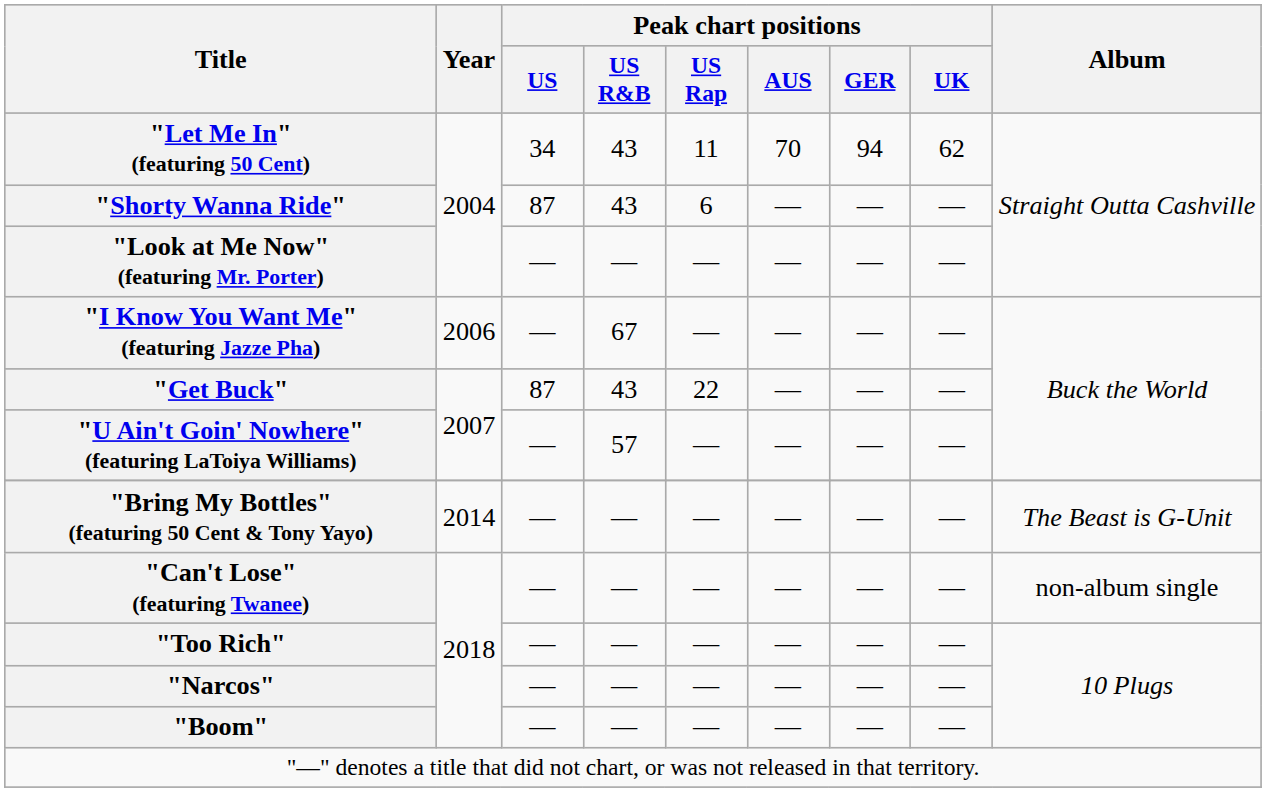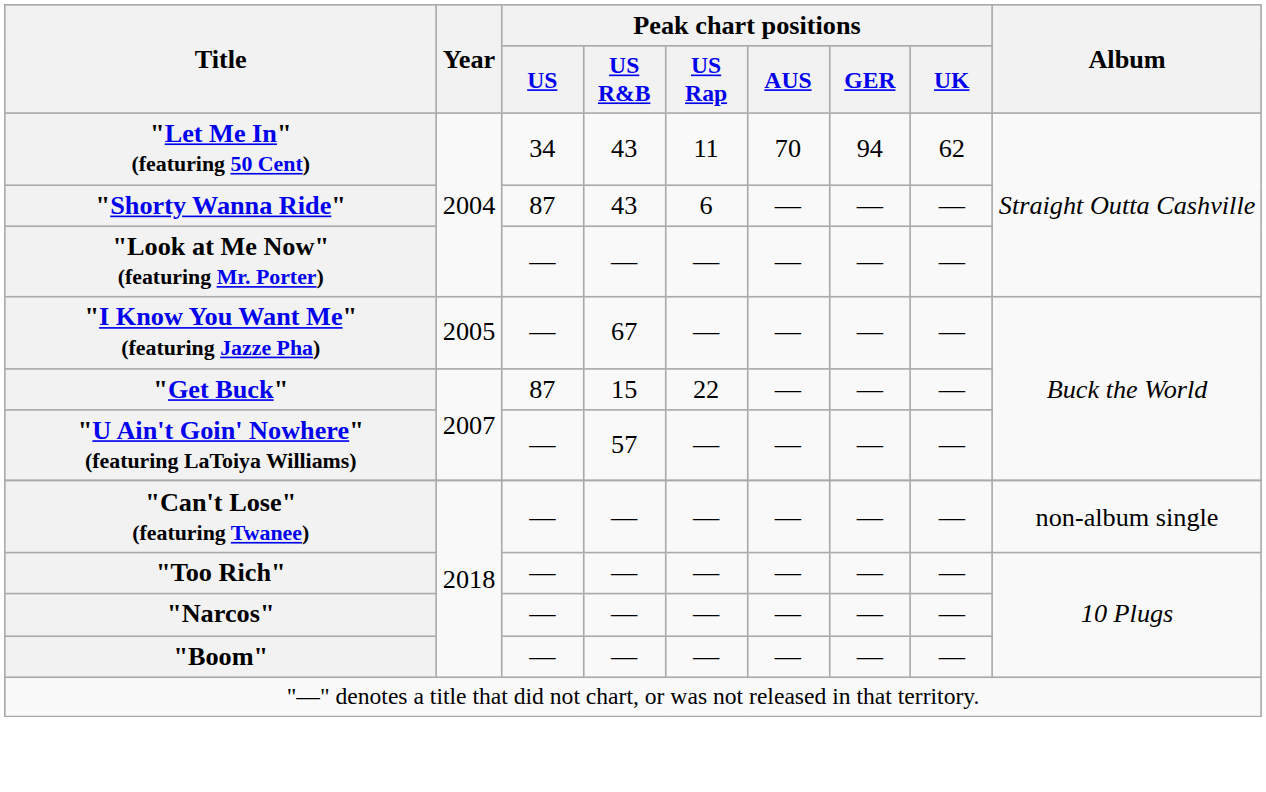(469, 332) 2006 -> (469, 332) 2005
(624, 388) 43 -> (624, 388) 15
- row: (221, 516)
